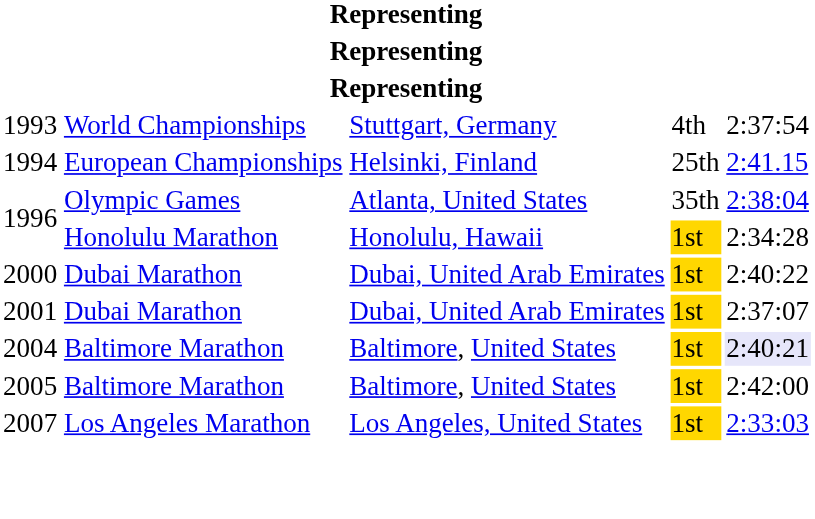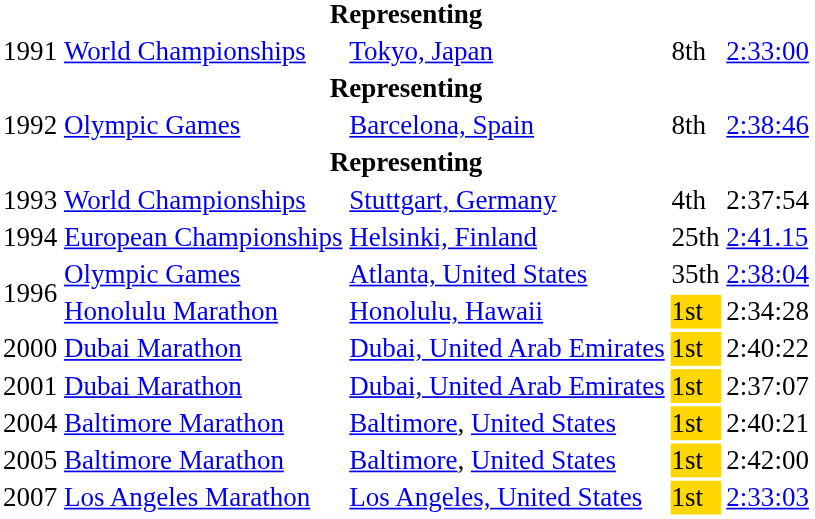+ row: (30, 51)
+ row: (30, 125)
(768, 348) lavender background -> (768, 422) no background
